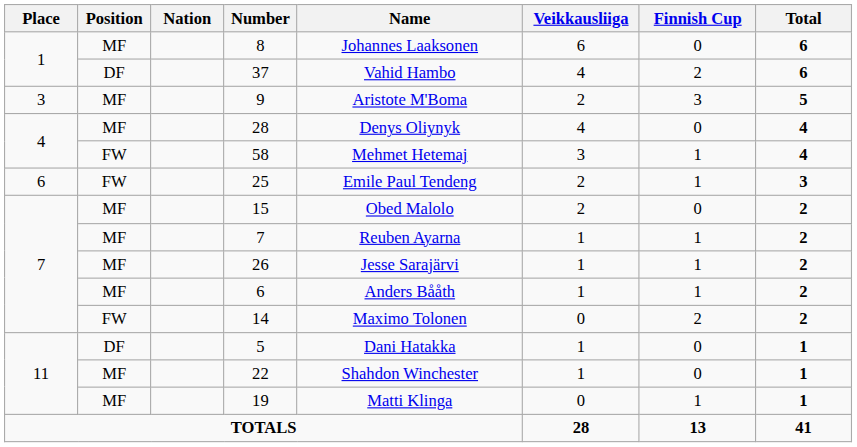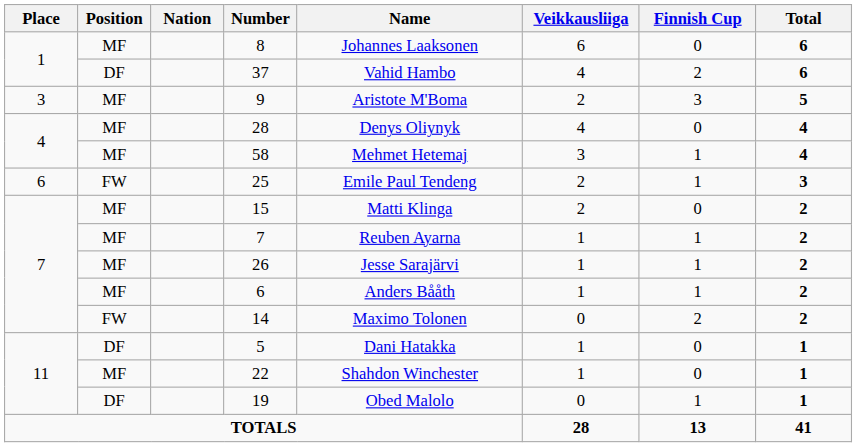(114, 154) FW -> (114, 154) MF
(410, 209) Obed Malolo -> (410, 209) Matti Klinga
(114, 400) MF -> (114, 400) DF
(410, 400) Matti Klinga -> (410, 400) Obed Malolo
